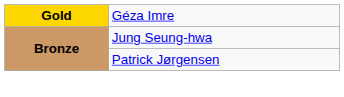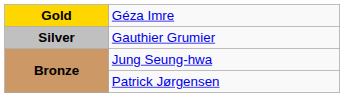+ row: (163, 37)
